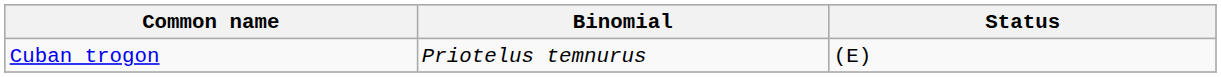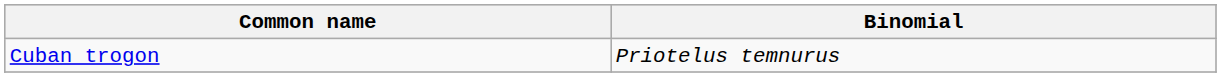- column: (1023, 22)
